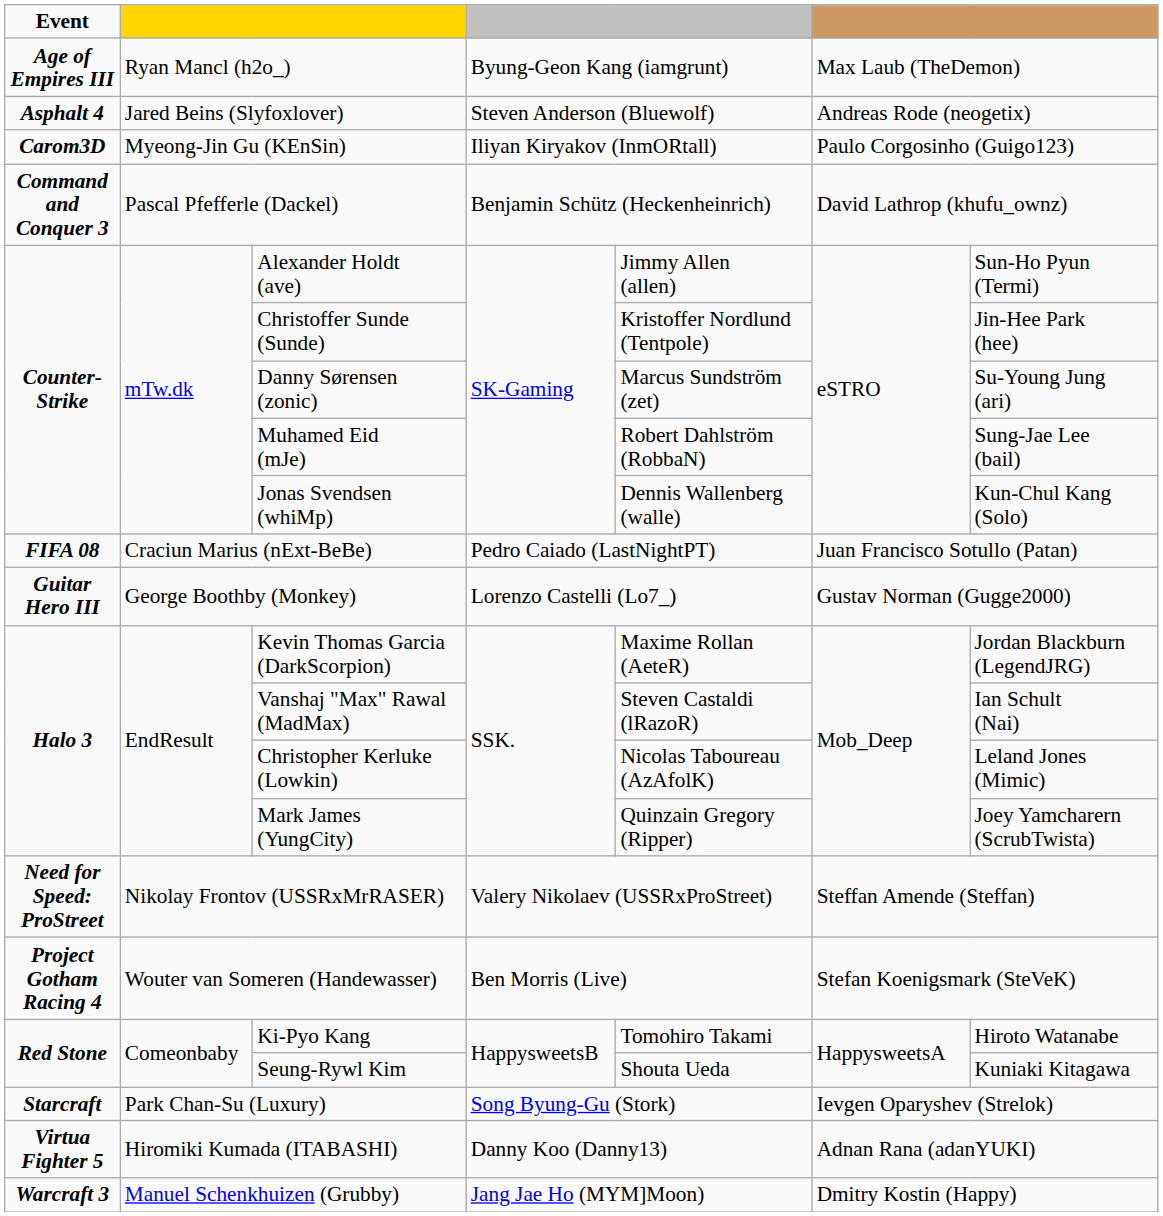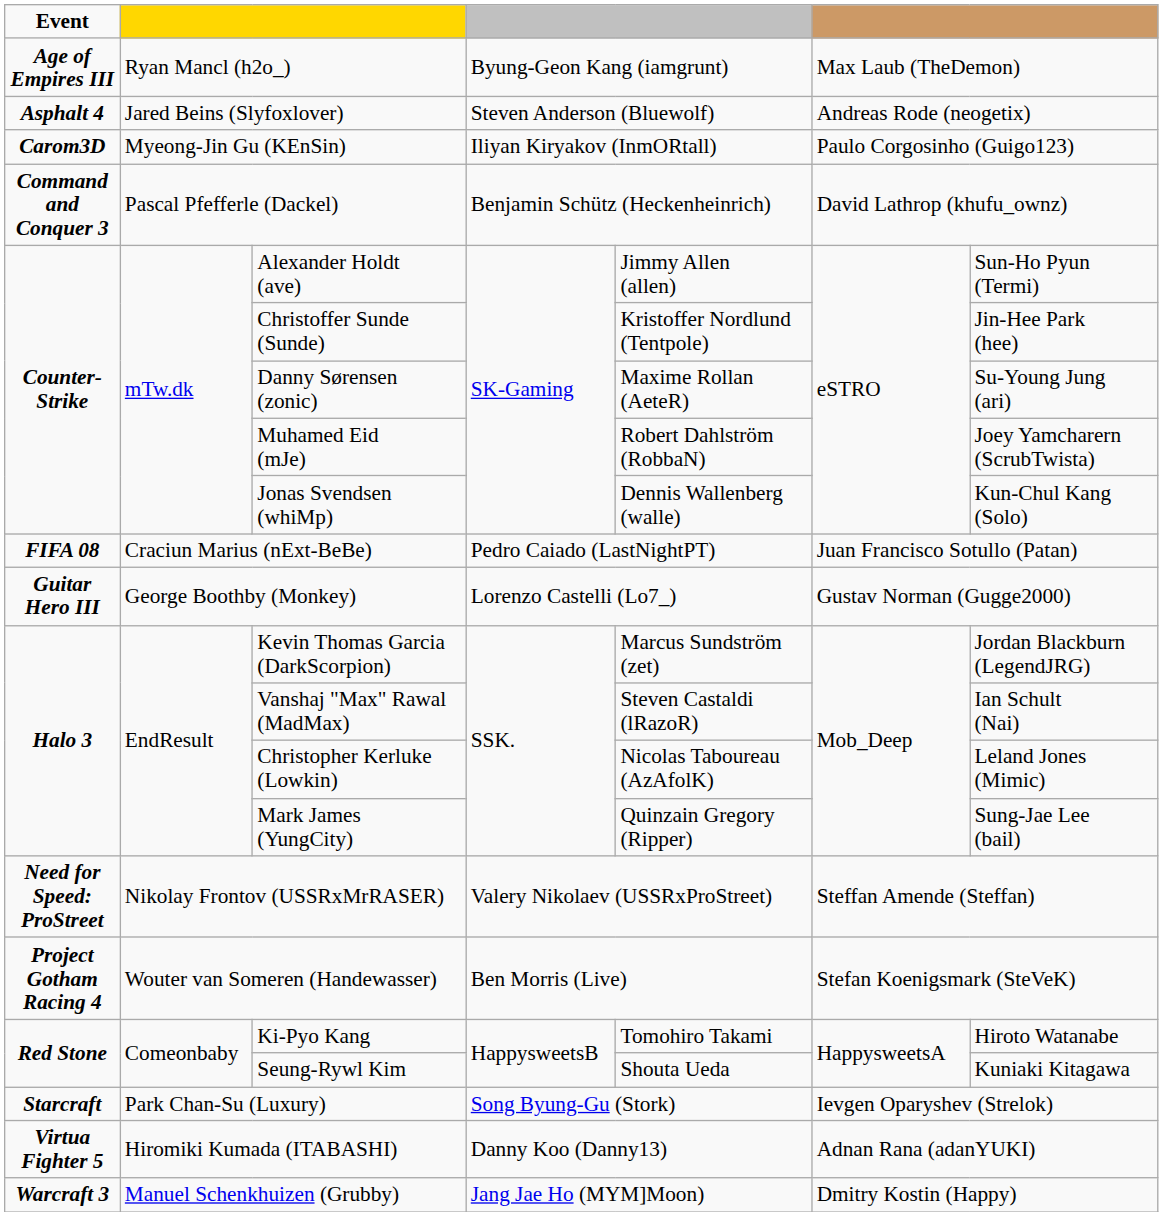(701, 389) Marcus Sundström (zet) -> (687, 389) Maxime Rollan (AeteR)
(1032, 446) Sung-Jae Lee (bail) -> (1048, 446) Joey Yamcharern (ScrubTwista)
(687, 653) Maxime Rollan (AeteR) -> (701, 653) Marcus Sundström (zet)
(1048, 826) Joey Yamcharern (ScrubTwista) -> (1032, 826) Sung-Jae Lee (bail)
